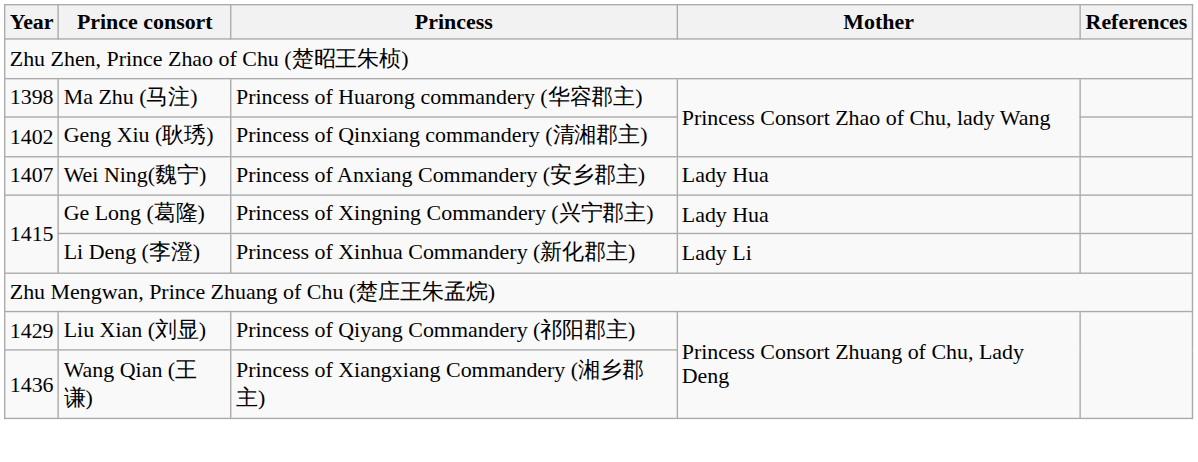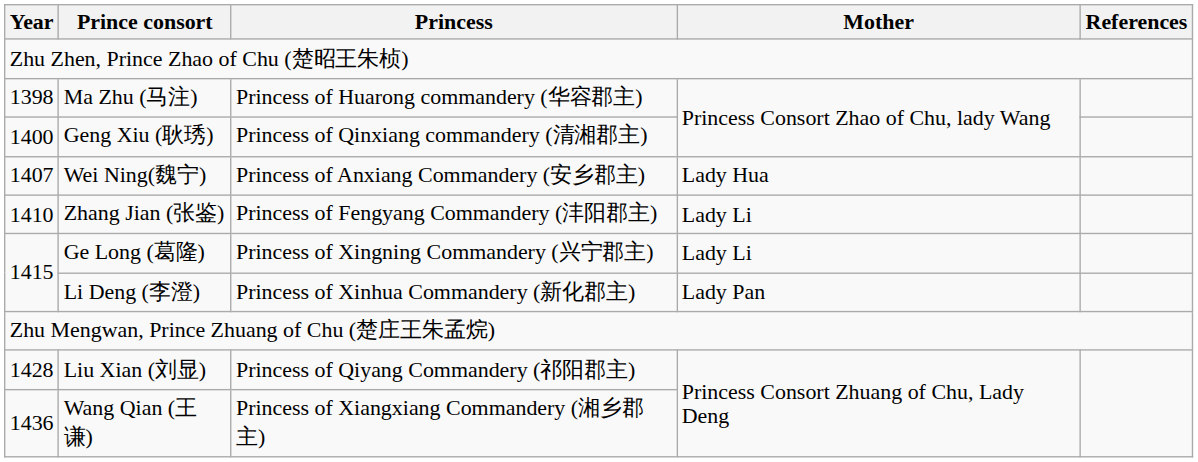(32, 136) 1402 -> (32, 136) 1400
+ row: (144, 213)
(725, 214) Lady Hua -> (717, 253) Lady Li
(717, 253) Lady Li -> (723, 291) Lady Pan
(32, 330) 1429 -> (32, 369) 1428
